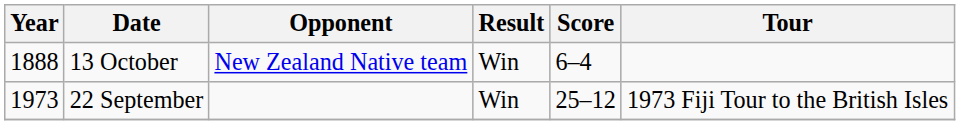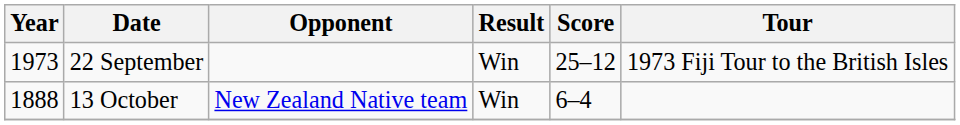rows swapped: (124, 61) <-> (137, 100)
